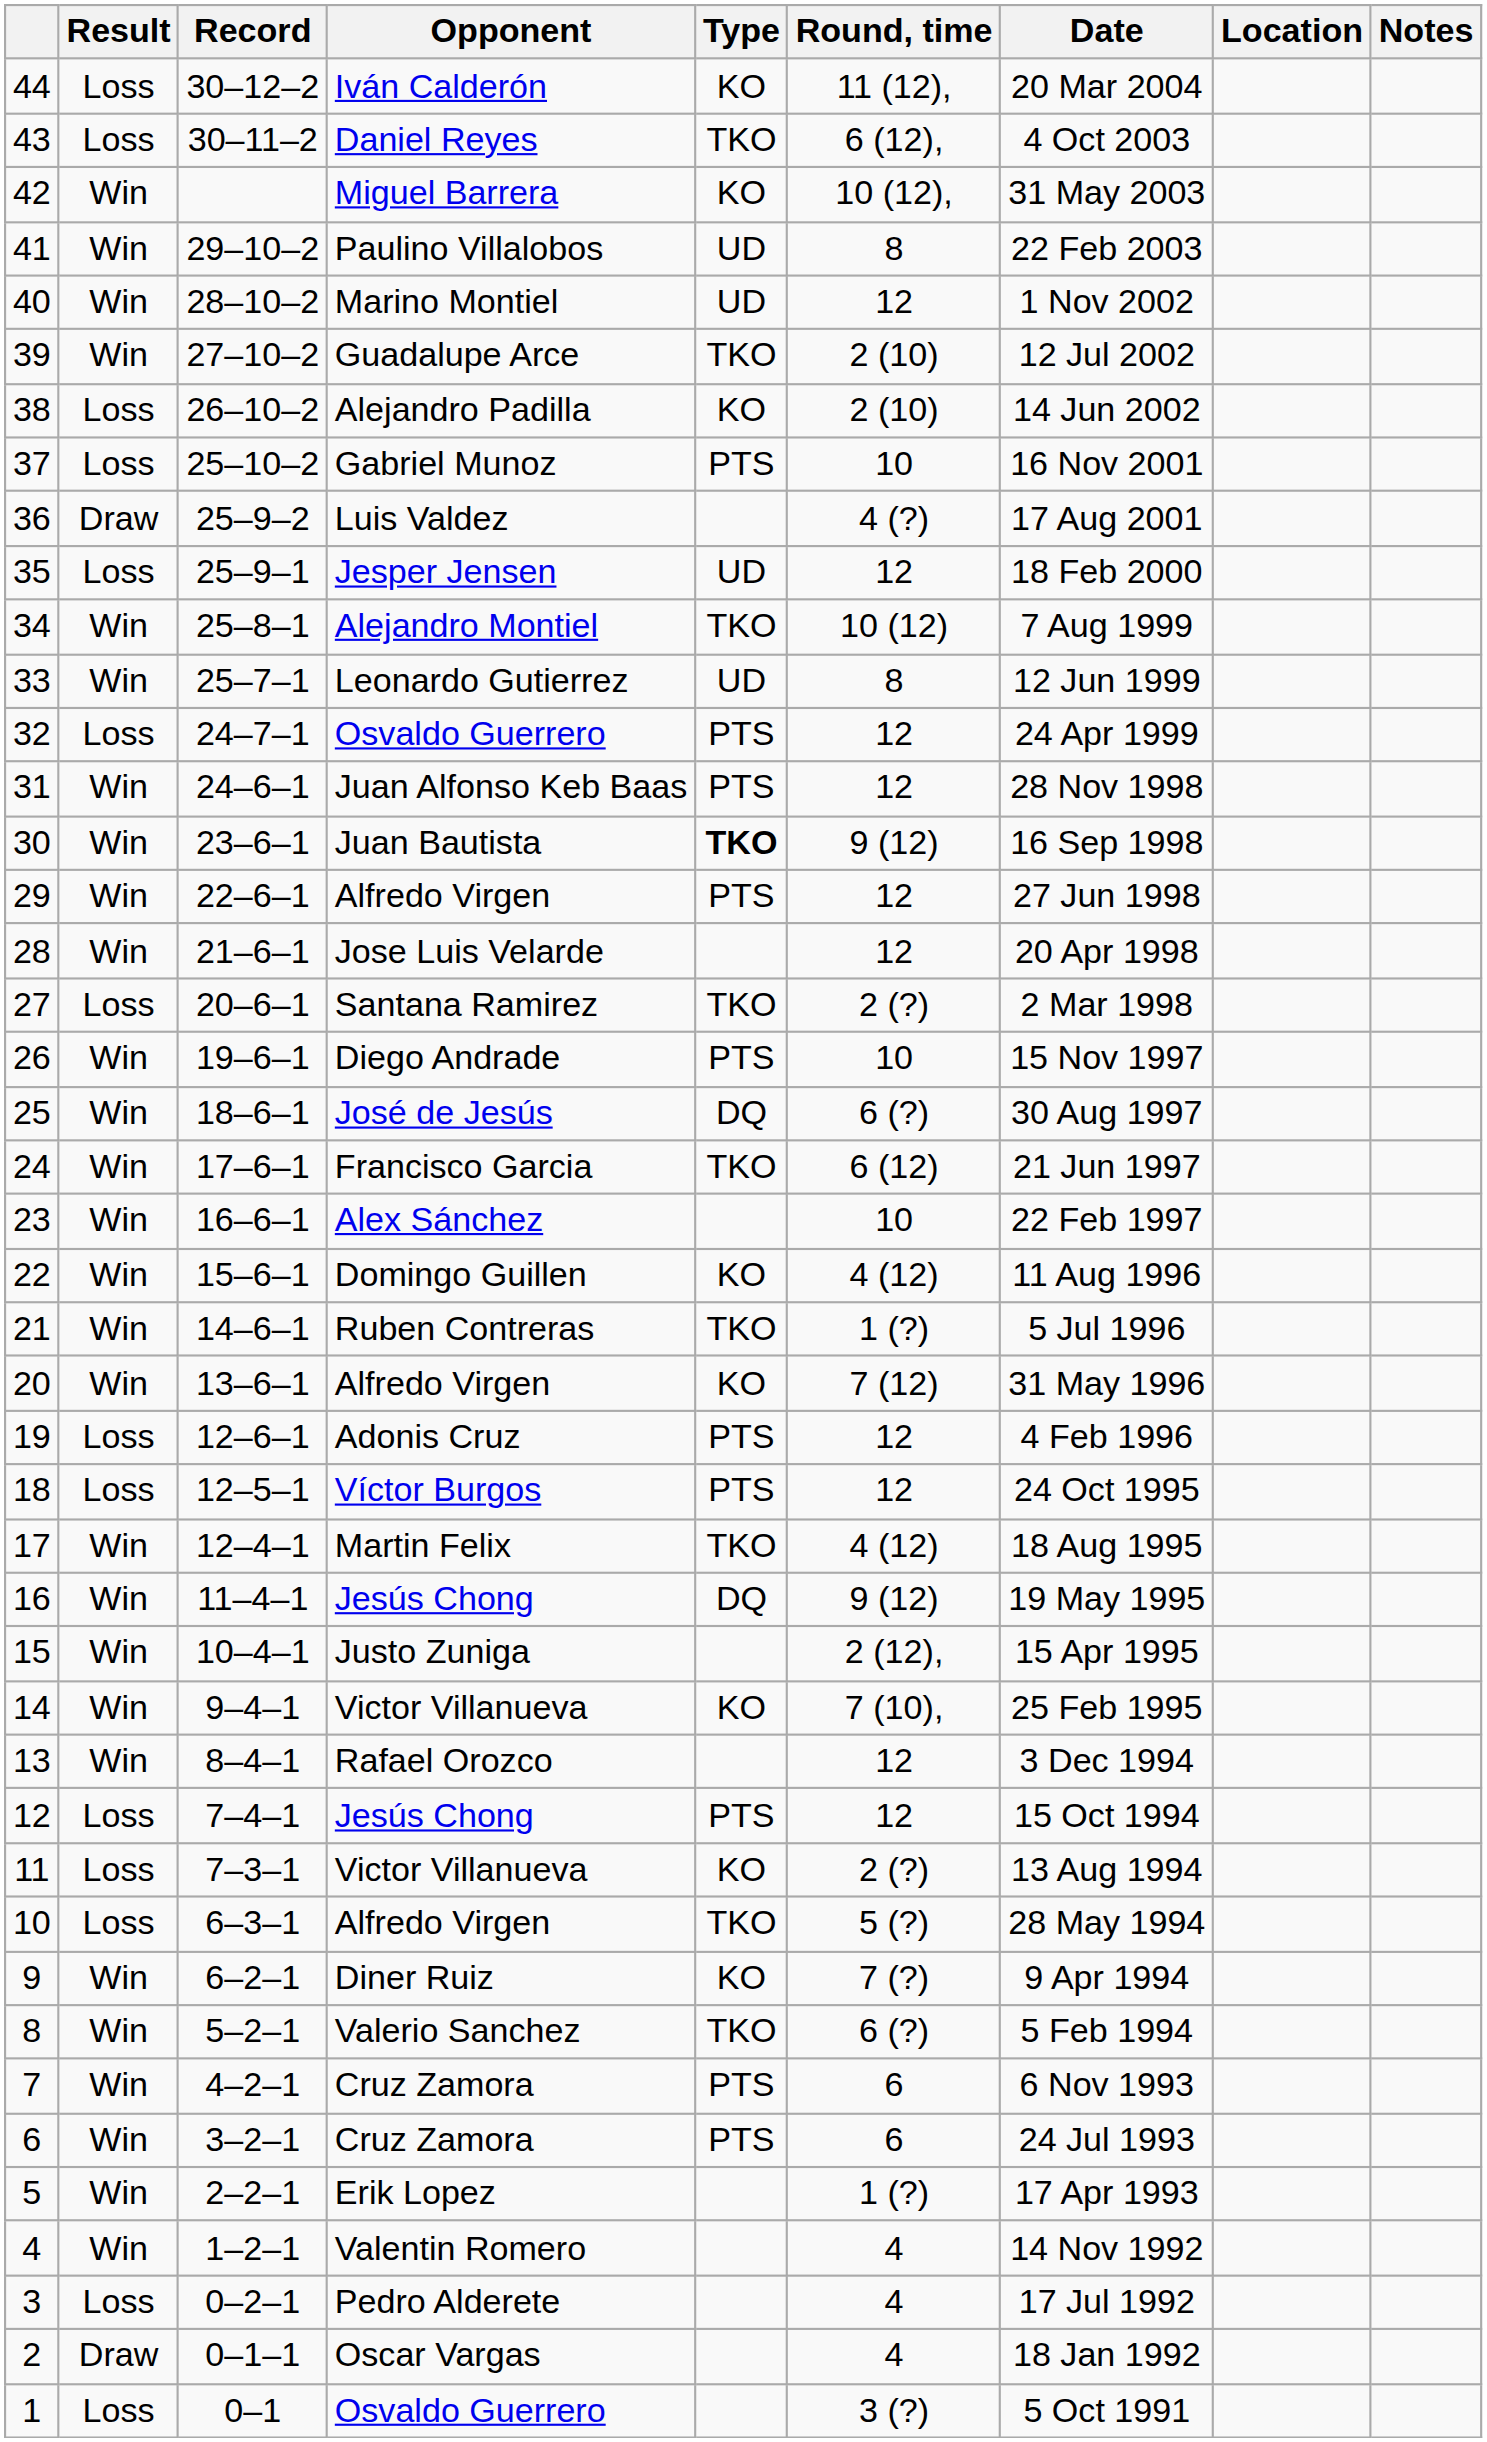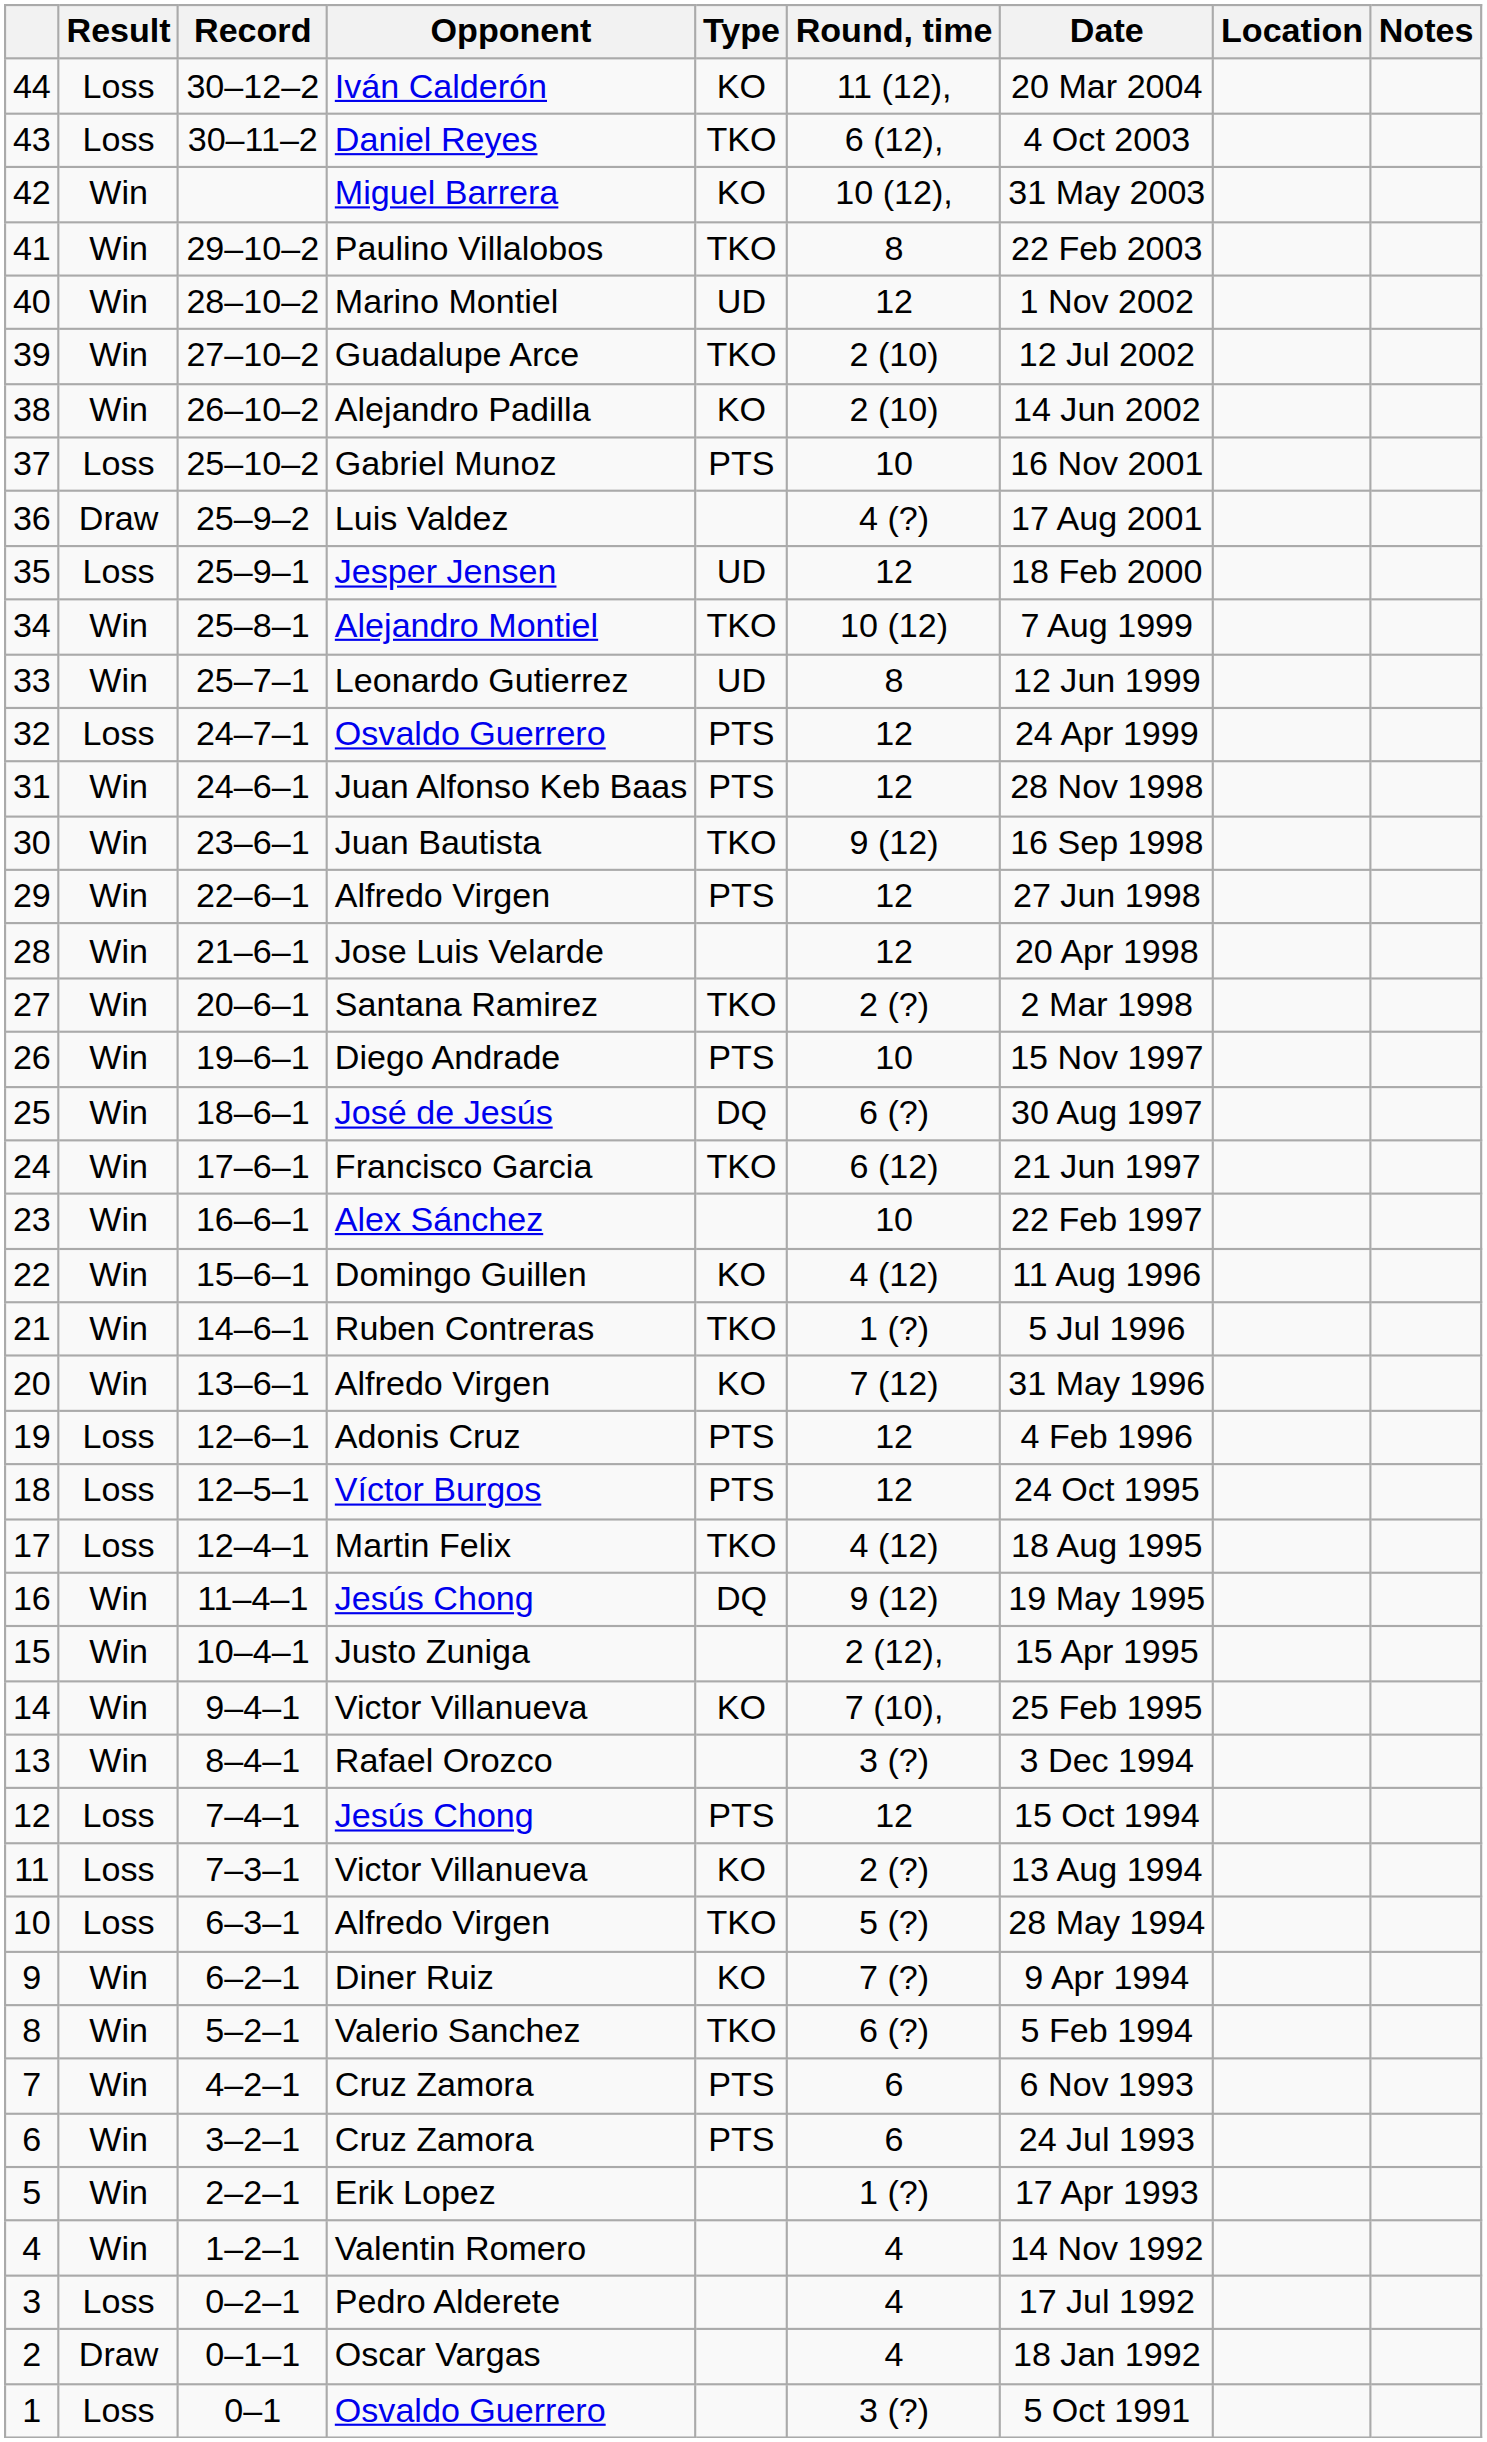(741, 247) UD -> (741, 247) TKO
(119, 409) Loss -> (119, 409) Win
(741, 842) bold -> (741, 842) normal
(119, 1004) Loss -> (119, 1004) Win
(119, 1544) Win -> (119, 1544) Loss
(894, 1761) 12 -> (894, 1761) 3 (?)
